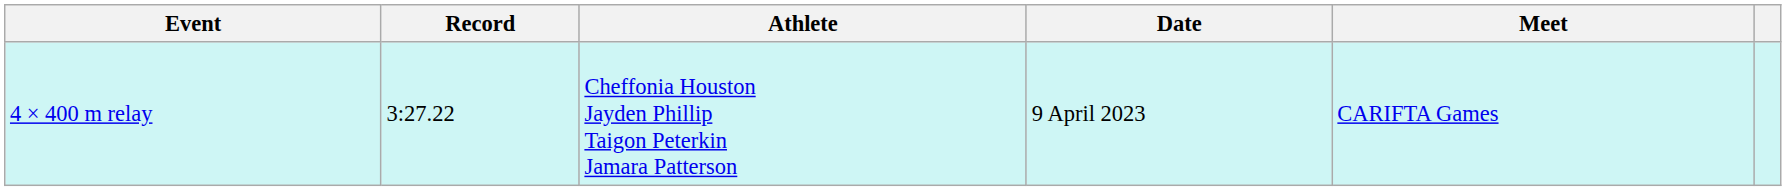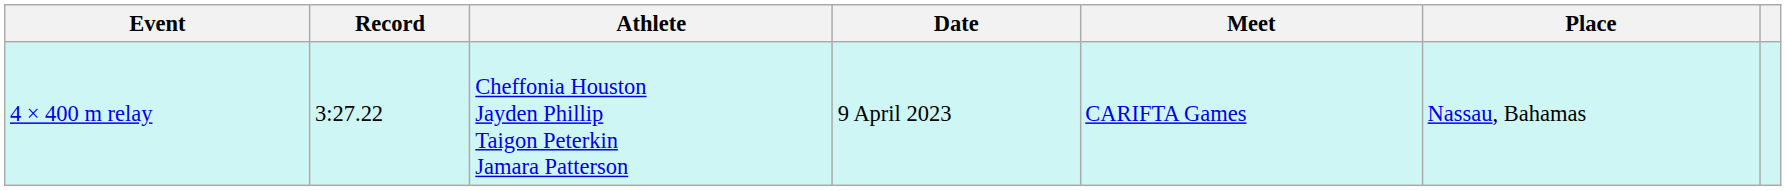+ column: (1591, 23)
